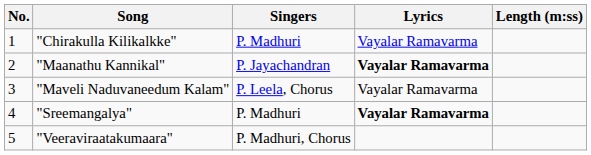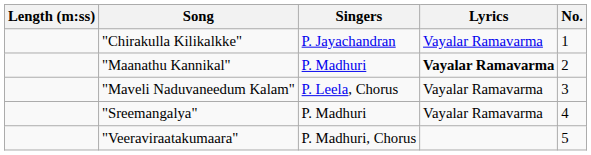columns swapped: (19, 16) <-> (539, 16)
(268, 41) P. Madhuri -> (349, 41) P. Jayachandran
(283, 65) P. Jayachandran -> (334, 65) P. Madhuri
(423, 114) bold -> (483, 114) normal
